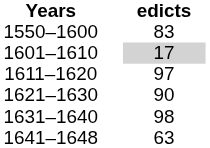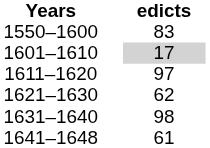(164, 95) 90 -> (164, 95) 62
(164, 137) 63 -> (164, 137) 61
